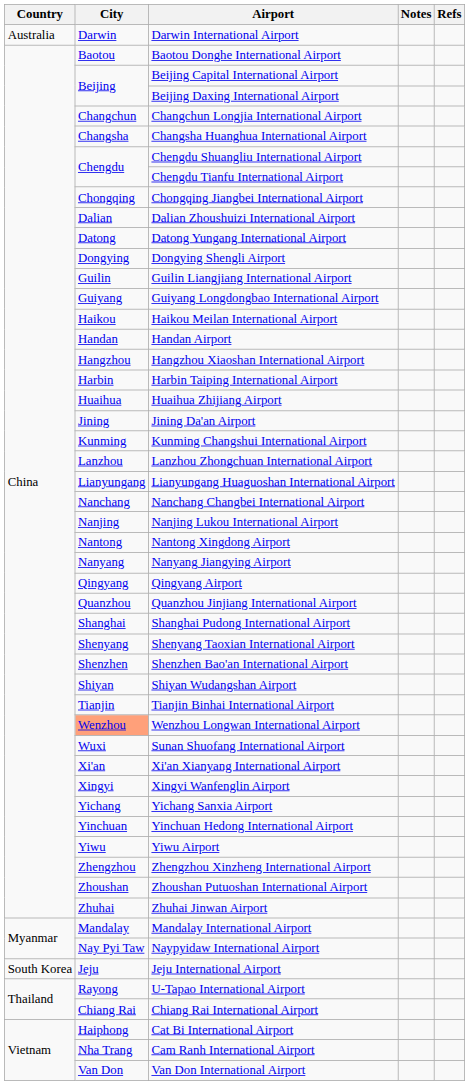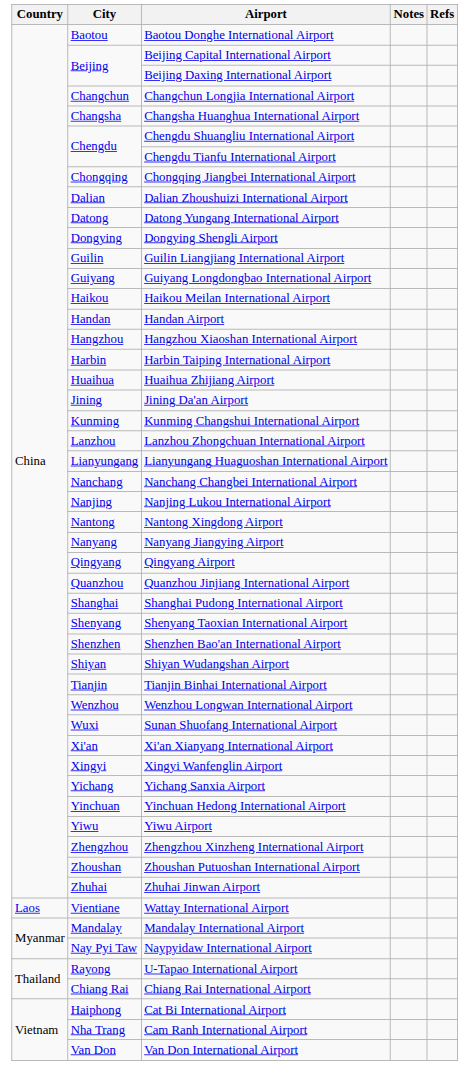- row: (225, 34)
(102, 725) lightsalmon background -> (95, 704) no background
+ row: (216, 907)
- row: (216, 968)
